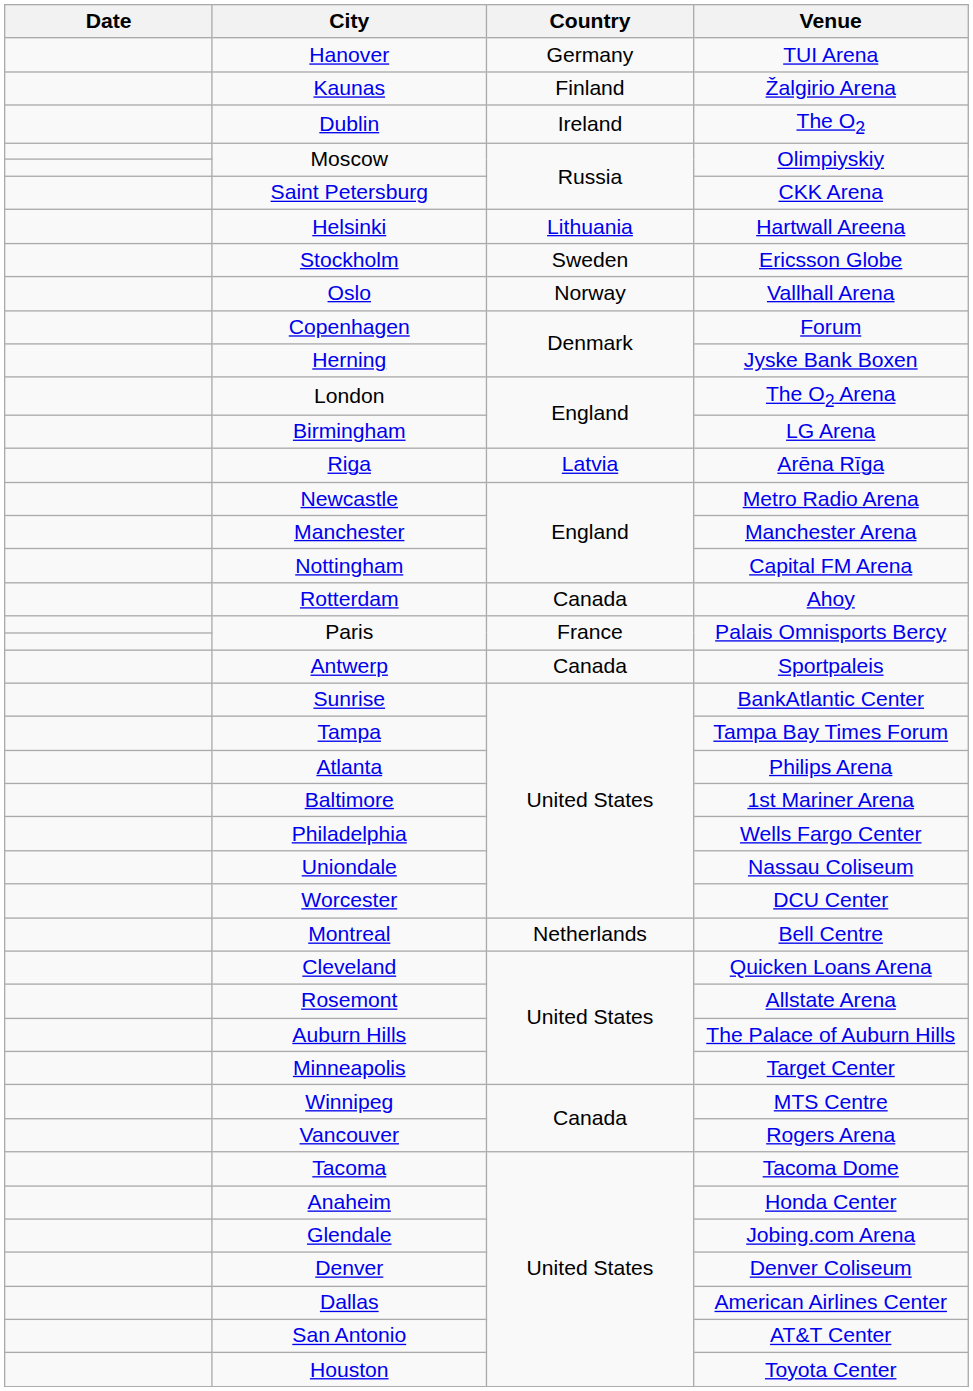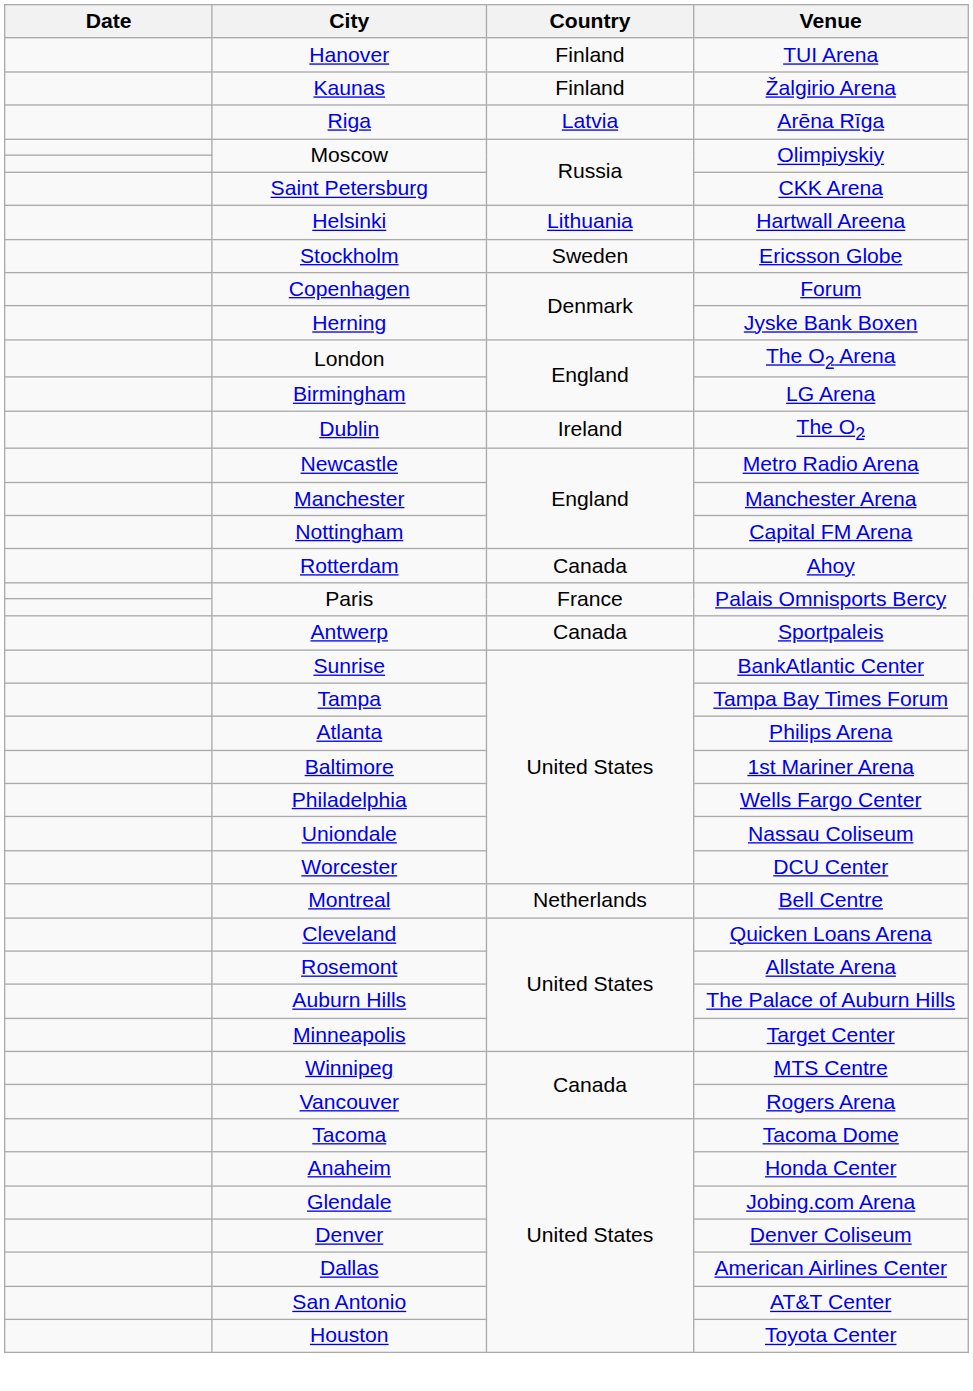(590, 54) Germany -> (590, 54) Finland
rows swapped: (349, 465) <-> (349, 123)
- row: (349, 293)
